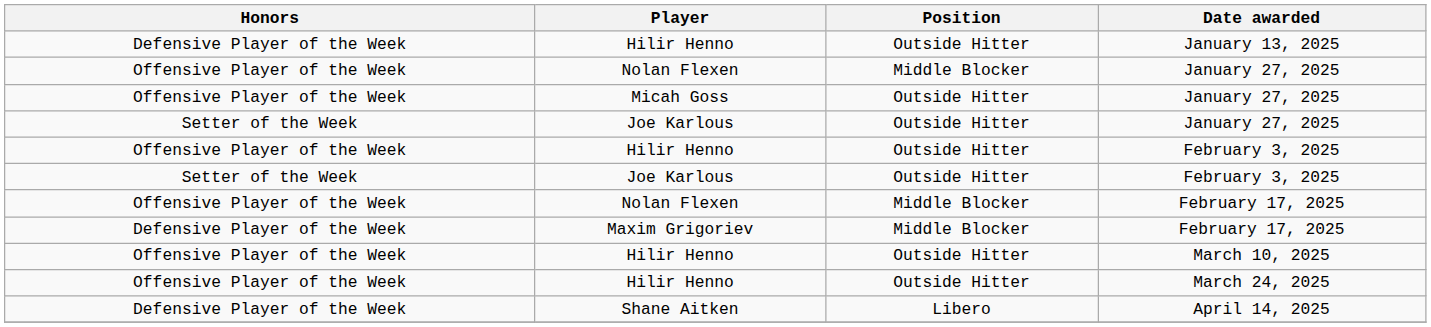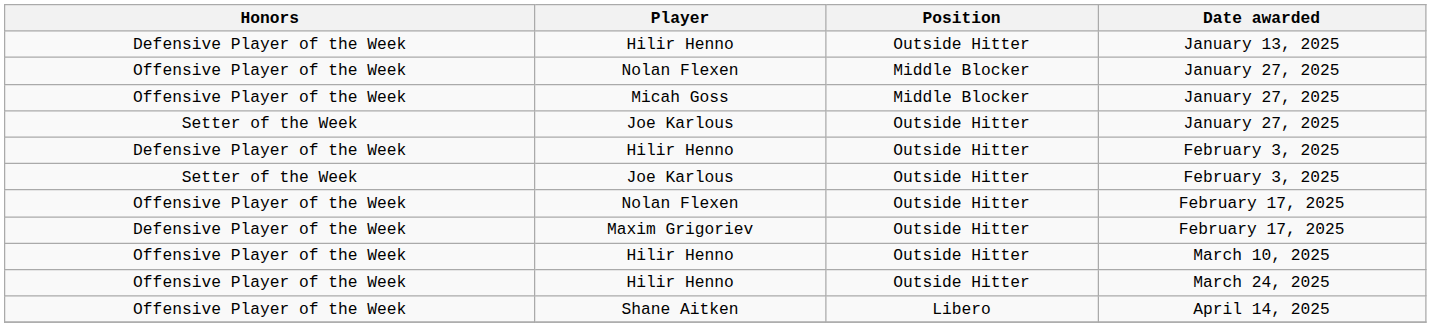(962, 97) Outside Hitter -> (962, 97) Middle Blocker
(270, 150) Offensive Player of the Week -> (270, 150) Defensive Player of the Week
(962, 203) Middle Blocker -> (962, 203) Outside Hitter
(962, 230) Middle Blocker -> (962, 230) Outside Hitter
(270, 309) Defensive Player of the Week -> (270, 309) Offensive Player of the Week
